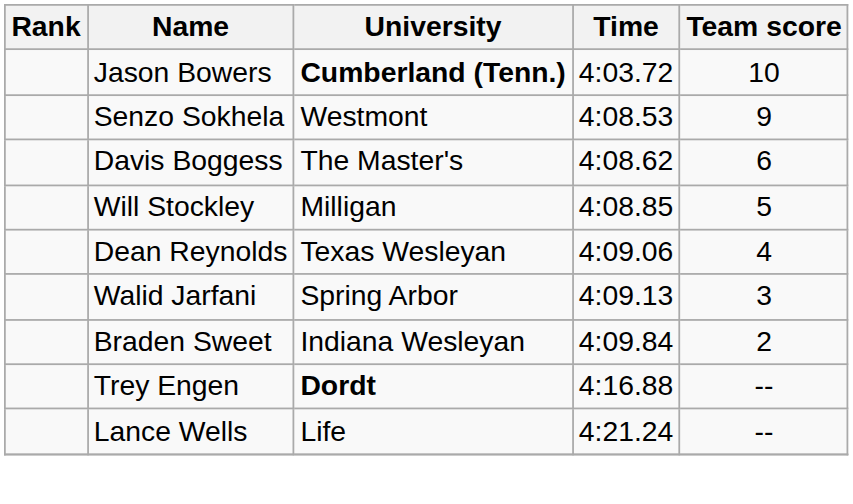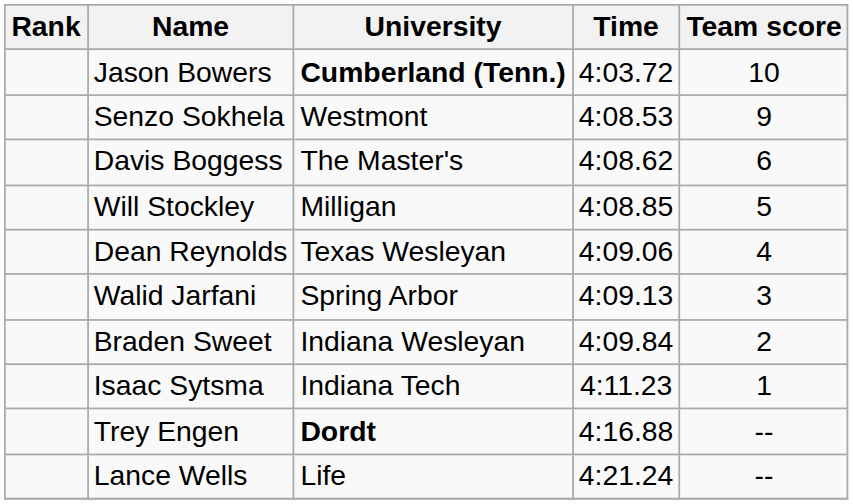+ row: (179, 386)
